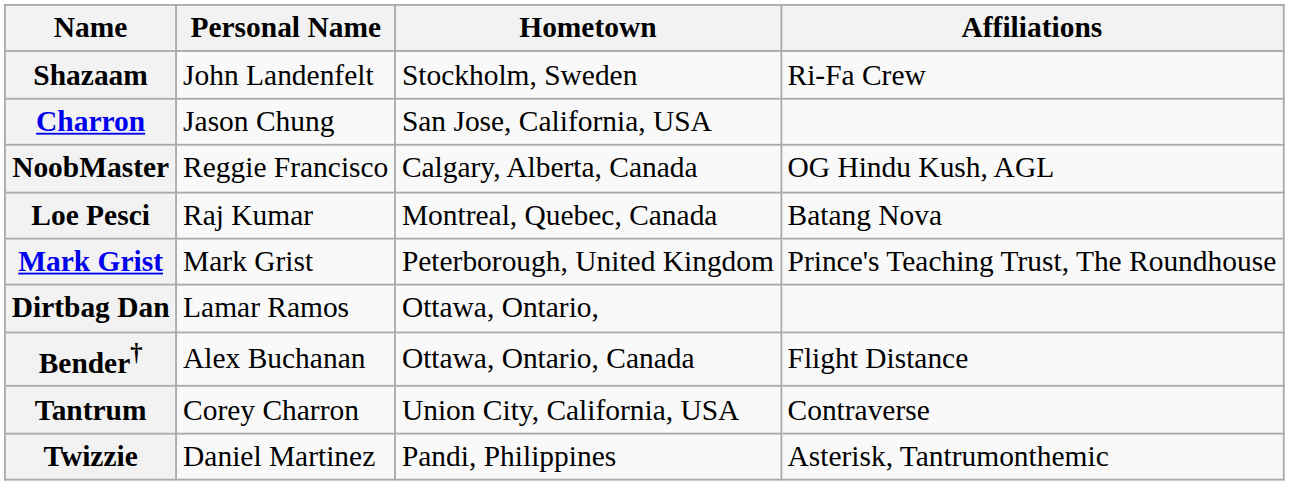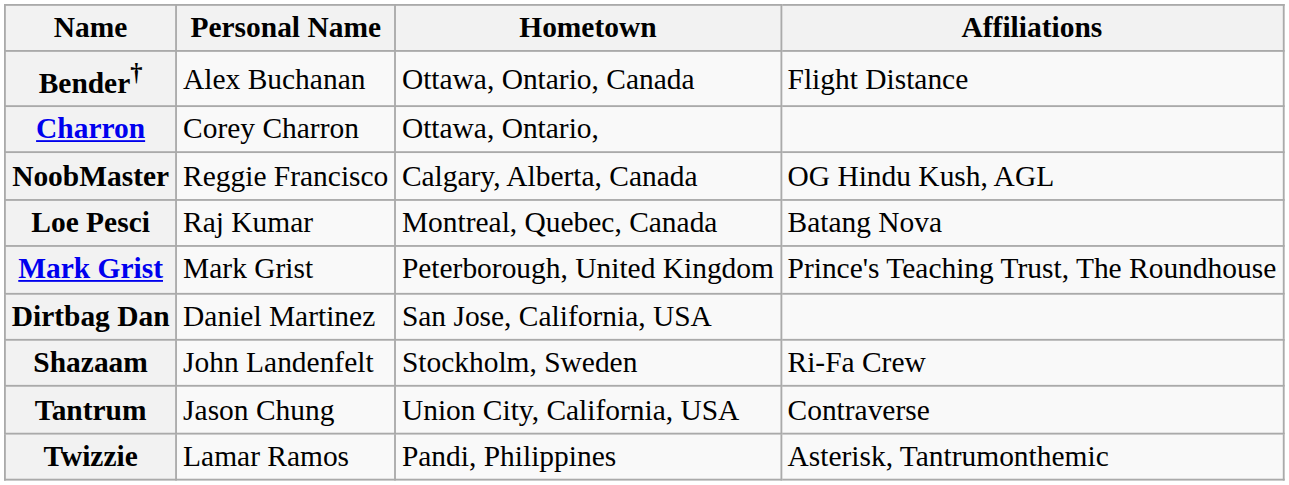rows swapped: (91, 358) <-> (91, 74)
(259, 121) Jason Chung -> (271, 129) Corey Charron
(557, 121) San Jose, California, USA -> (500, 129) Ottawa, Ontario,
(266, 307) Lamar Ramos -> (279, 315) Daniel Martinez
(500, 307) Ottawa, Ontario, -> (557, 315) San Jose, California, USA
(271, 409) Corey Charron -> (259, 409) Jason Chung
(279, 456) Daniel Martinez -> (266, 456) Lamar Ramos
